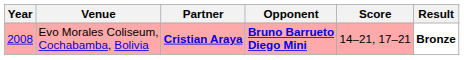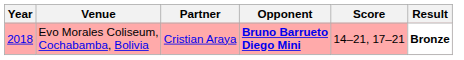(20, 39) 2008 -> (20, 39) 2018
(203, 39) bold -> (200, 39) normal
